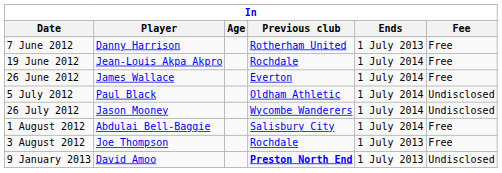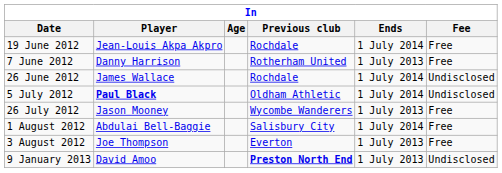rows swapped: (40, 45) <-> (43, 61)
(271, 78) Everton -> (274, 78) Rochdale
(440, 78) Free -> (462, 78) Undisclosed
(126, 94) normal -> (126, 94) bold
(390, 110) 1 July 2014 -> (390, 110) 1 July 2013
(462, 110) Undisclosed -> (440, 110) Free
(274, 143) Rochdale -> (271, 143) Everton
